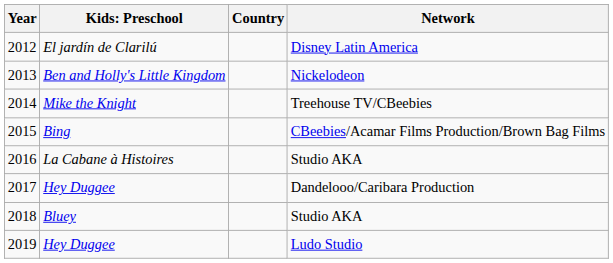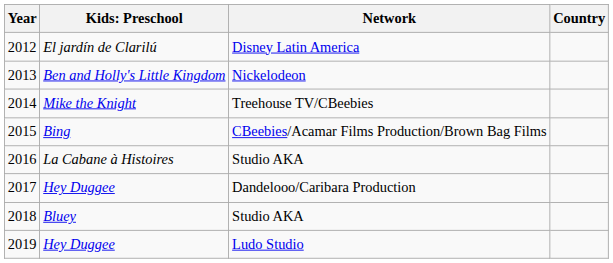columns swapped: (258, 18) <-> (448, 18)
